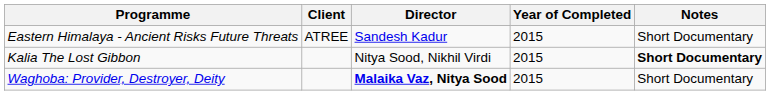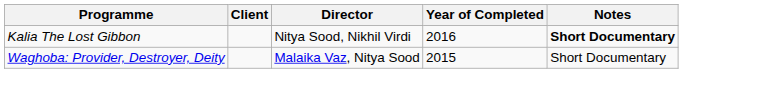- row: (153, 36)
(528, 57) 2015 -> (441, 36) 2016
(431, 79) bold -> (347, 57) normal
